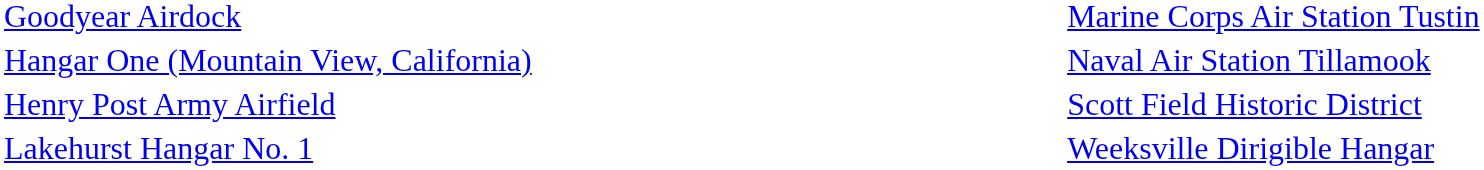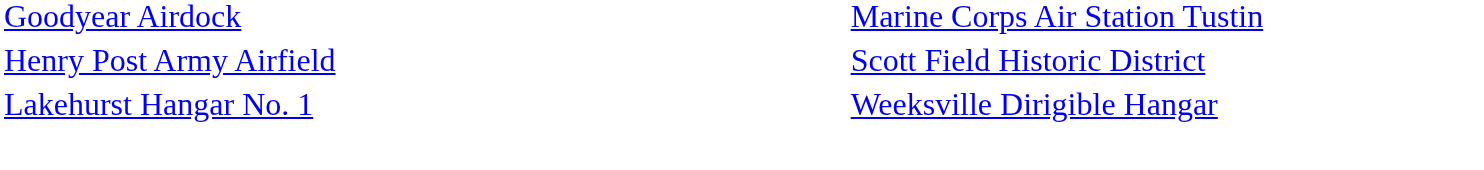- row: (268, 60)
